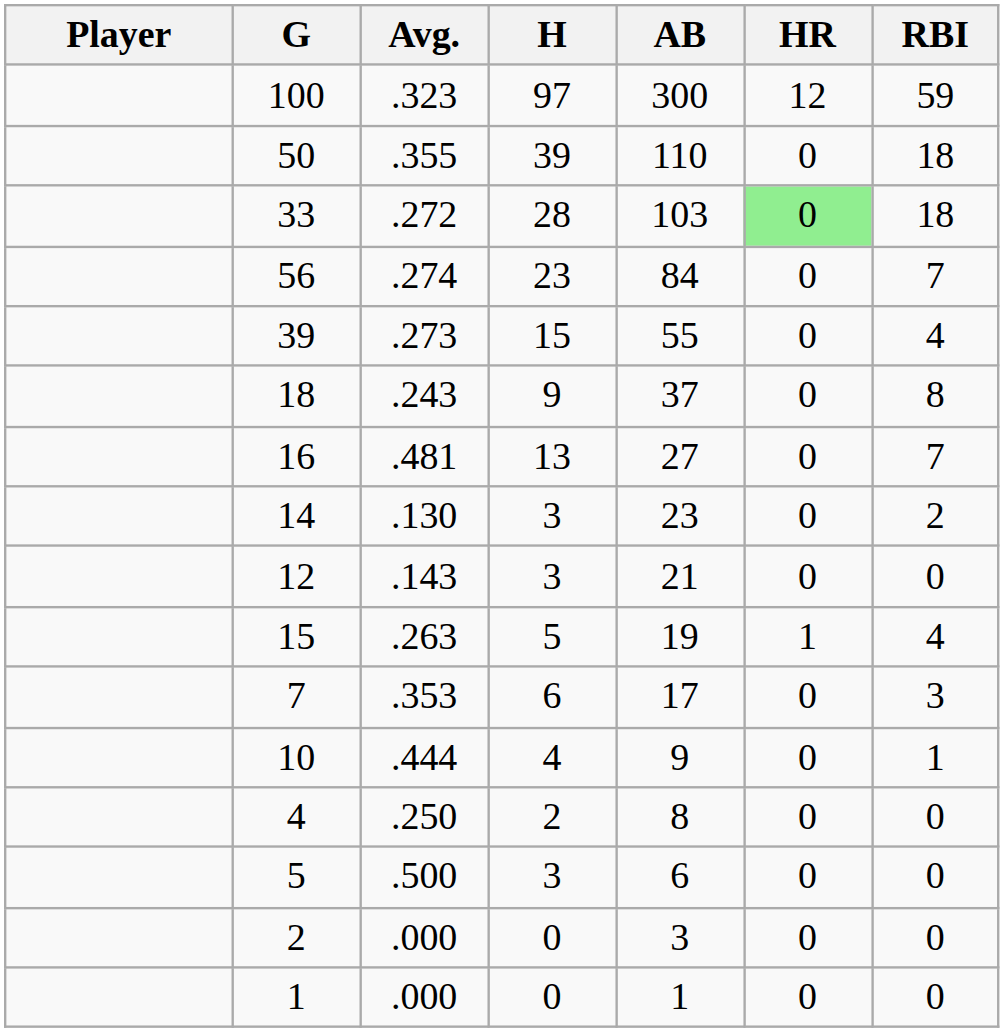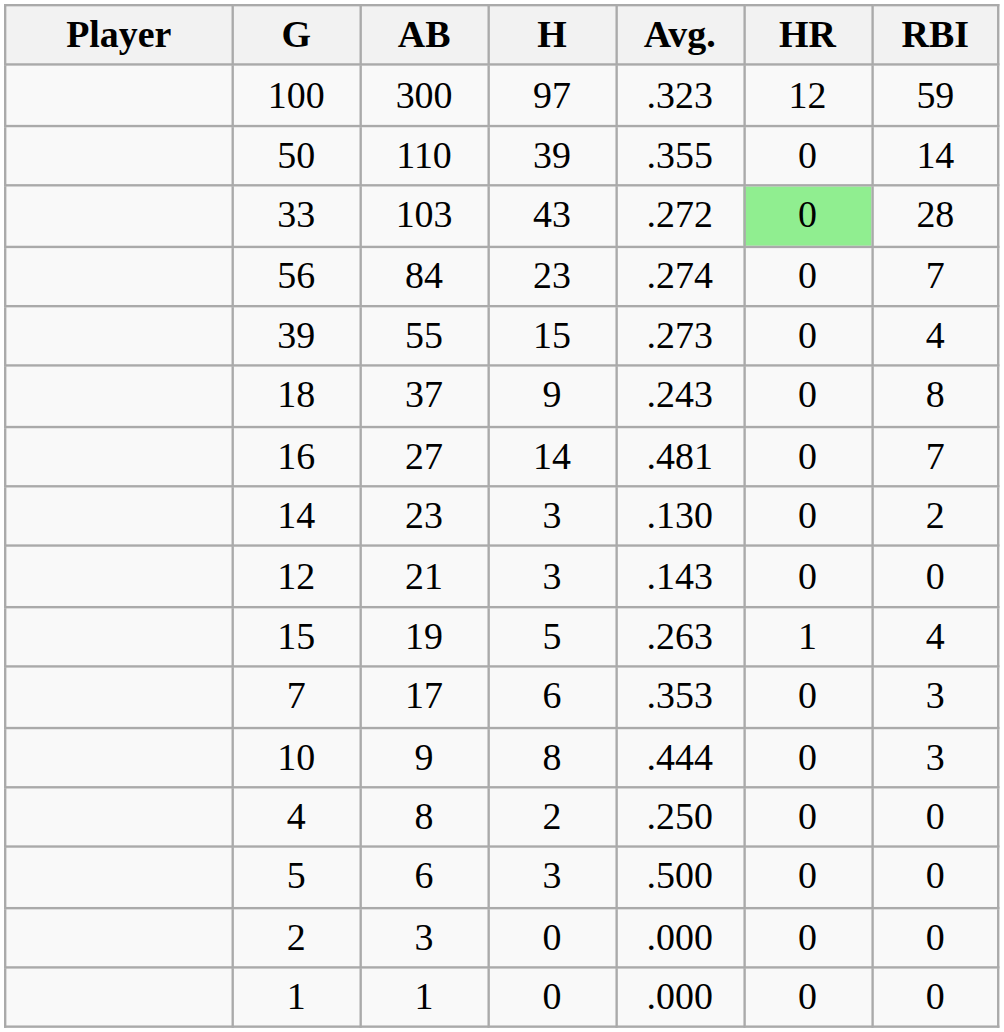columns swapped: (680, 34) <-> (424, 34)
(935, 154) 18 -> (935, 154) 14
(552, 214) 28 -> (552, 214) 43
(935, 214) 18 -> (935, 214) 28
(552, 455) 13 -> (552, 455) 14
(552, 756) 4 -> (552, 756) 8
(935, 756) 1 -> (935, 756) 3
